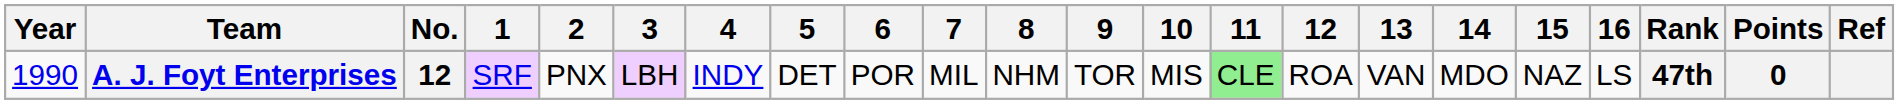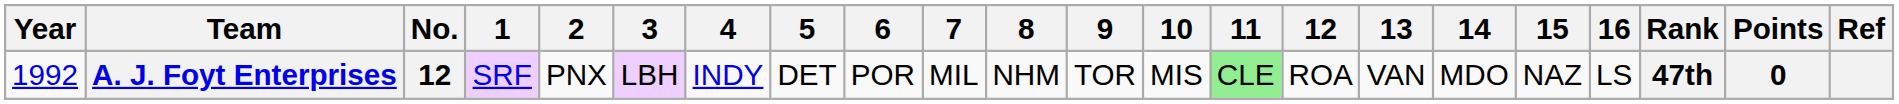(45, 75) 1990 -> (45, 75) 1992
